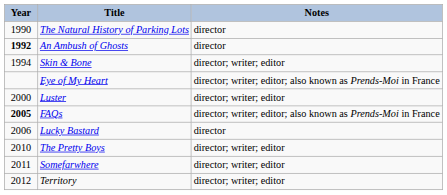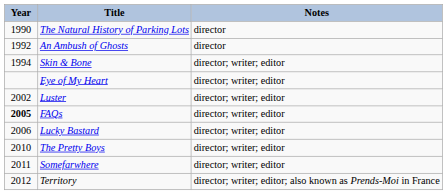(21, 47) bold -> (21, 47) normal
(317, 80) director; writer; editor; also known as Prends-Moi in France -> (239, 80) director; writer; editor
(21, 97) 2000 -> (21, 97) 2002
(317, 114) director; writer; editor; also known as Prends-Moi in France -> (239, 114) director; writer; editor
(210, 131) director -> (239, 131) director; writer; editor
(239, 181) director; writer; editor -> (317, 181) director; writer; editor; also known as Prends-Moi in France
